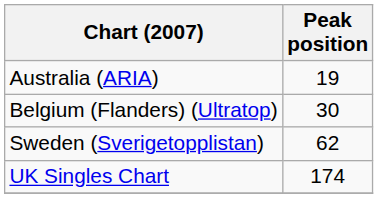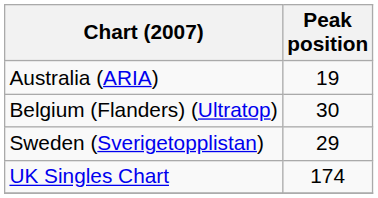(328, 143) 62 -> (328, 143) 29
